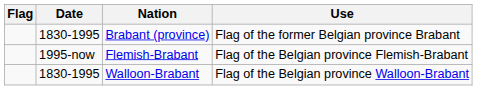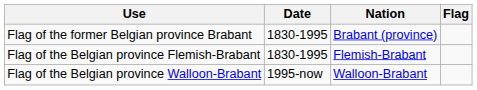columns swapped: (20, 14) <-> (342, 14)
(67, 54) 1995-now -> (297, 54) 1830-1995
(69, 74) 1830-1995 -> (295, 74) 1995-now
